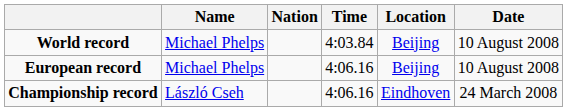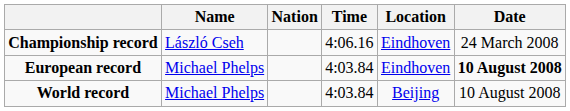rows swapped: (83, 42) <-> (83, 93)
(349, 67) 4:06.16 -> (349, 67) 4:03.84
(416, 67) Beijing -> (416, 67) Eindhoven
(508, 67) normal -> (510, 67) bold
